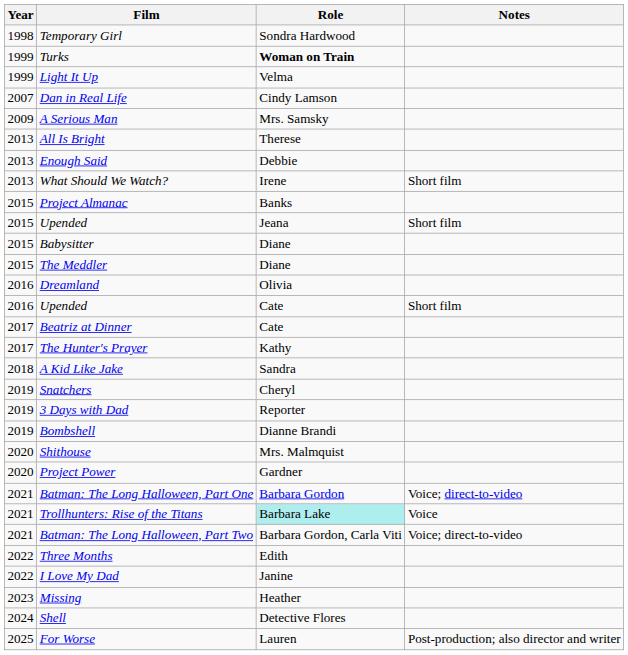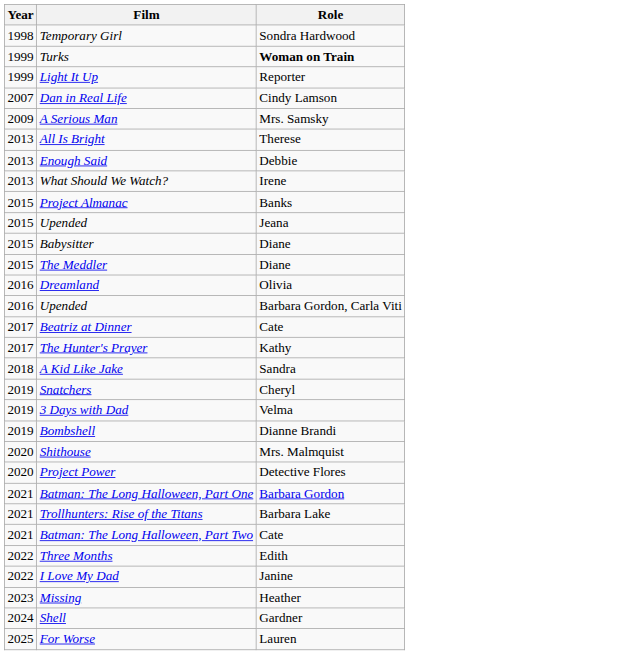- column: (514, 14)
(276, 77) Velma -> (282, 77) Reporter
(271, 306) Cate -> (331, 306) Barbara Gordon, Carla Viti
(282, 410) Reporter -> (276, 410) Velma
(281, 472) Gardner -> (302, 472) Detective Flores
(295, 514) paleturquoise background -> (295, 514) no background
(331, 535) Barbara Gordon, Carla Viti -> (271, 535) Cate
(302, 618) Detective Flores -> (281, 618) Gardner
